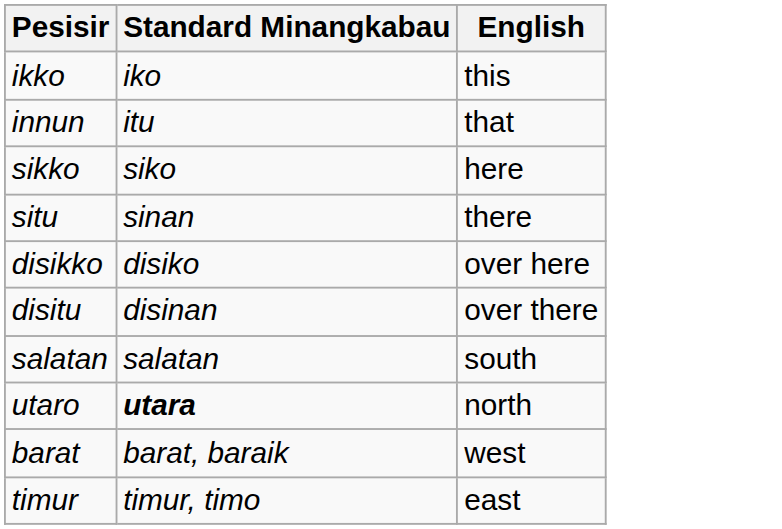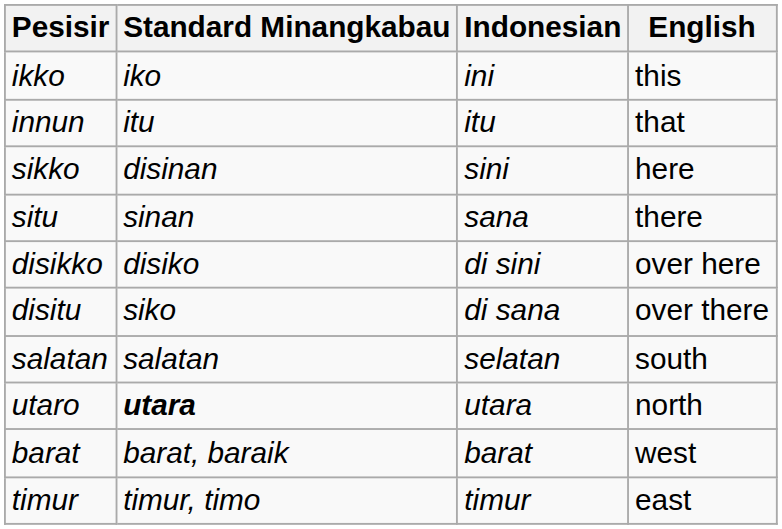+ column: (543, 28)
(150, 169) siko -> (170, 169) disinan
(170, 311) disinan -> (150, 311) siko
